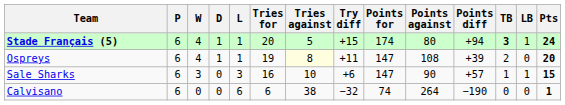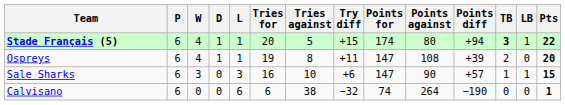(549, 41) 24 -> (549, 41) 22
(310, 58) lightyellow background -> (310, 58) no background
